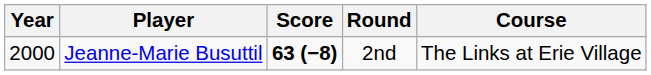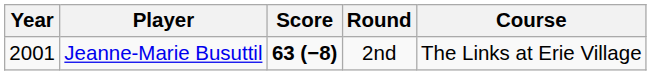(32, 53) 2000 -> (32, 53) 2001
